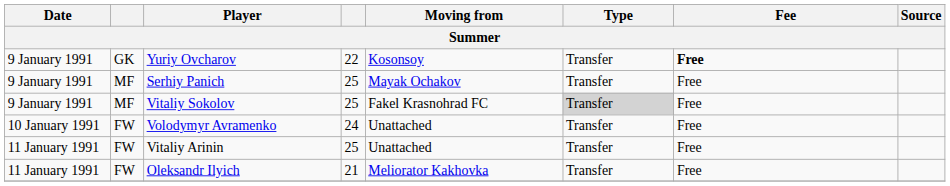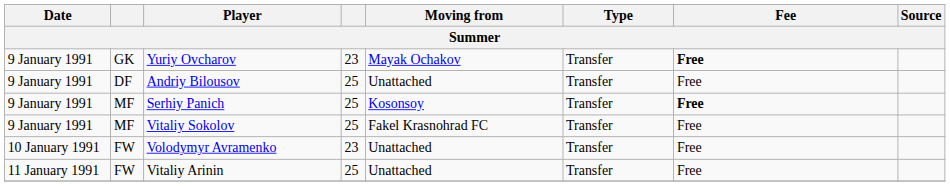(351, 59) 22 -> (351, 59) 23
(396, 59) Kosonsoy -> (414, 59) Mayak Ochakov
+ row: (193, 81)
(414, 81) Mayak Ochakov -> (396, 103) Kosonsoy
(689, 81) normal -> (690, 103) bold
(589, 103) lightgrey background -> (589, 125) no background
(351, 125) 24 -> (351, 147) 23
- row: (193, 170)
